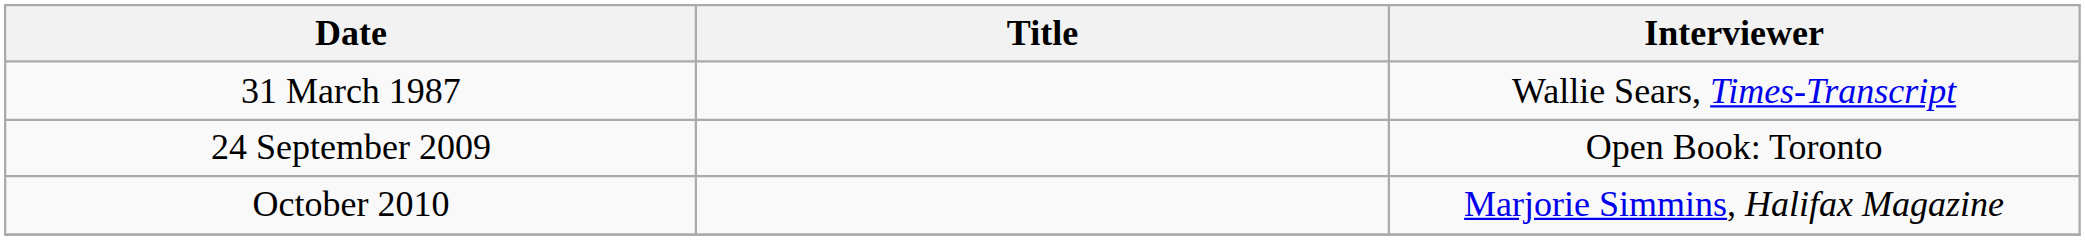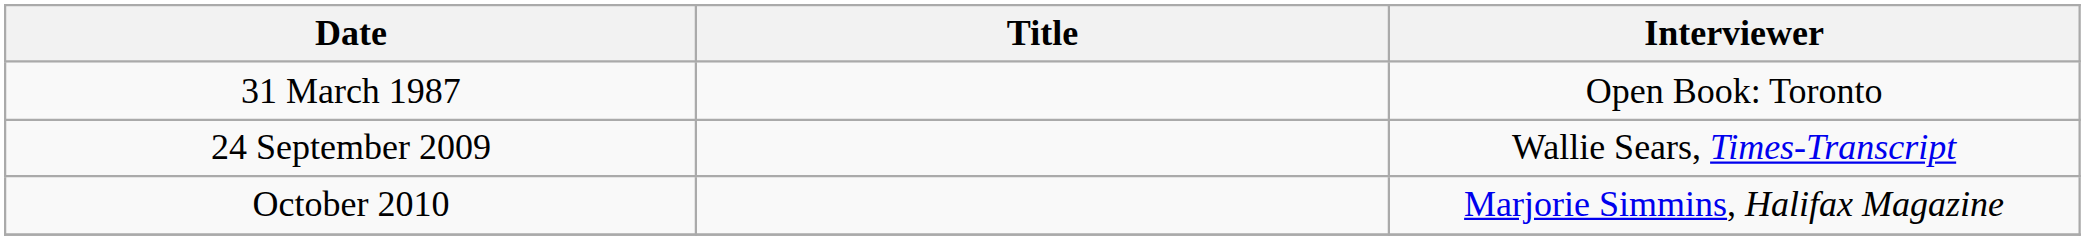(1734, 90) Wallie Sears, Times-Transcript -> (1734, 90) Open Book: Toronto
(1734, 147) Open Book: Toronto -> (1734, 147) Wallie Sears, Times-Transcript
